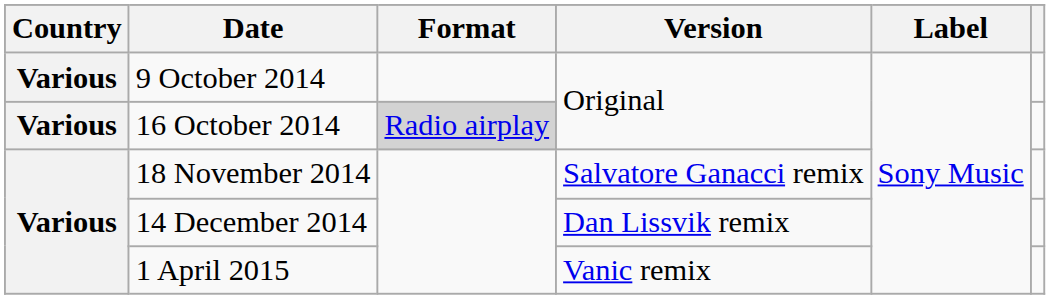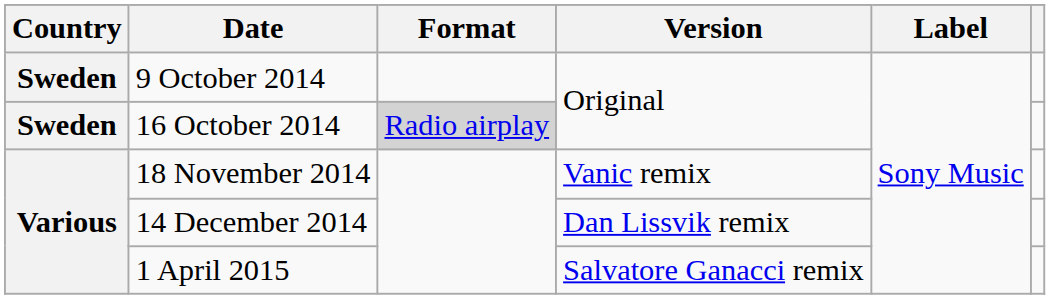(67, 76) Various -> (67, 76) Sweden
(67, 125) Various -> (67, 125) Sweden
(713, 173) Salvatore Ganacci remix -> (637, 173) Vanic remix
(637, 269) Vanic remix -> (713, 269) Salvatore Ganacci remix
